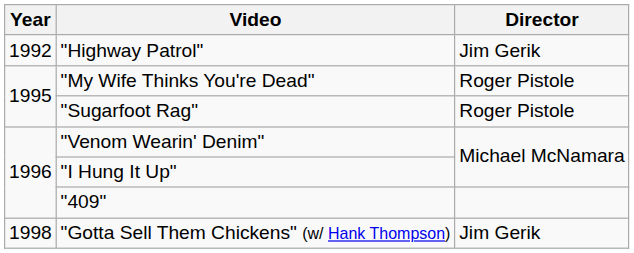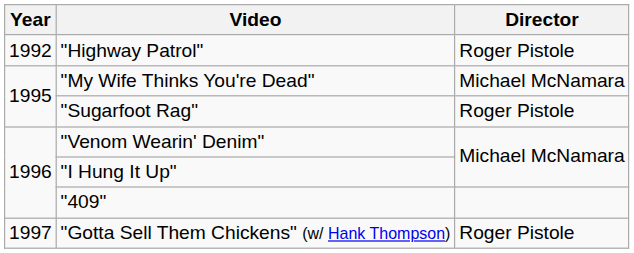(500, 50) Jim Gerik -> (517, 50) Roger Pistole
(517, 80) Roger Pistole -> (542, 80) Michael McNamara
(30, 232) 1998 -> (30, 232) 1997
(500, 232) Jim Gerik -> (517, 232) Roger Pistole
